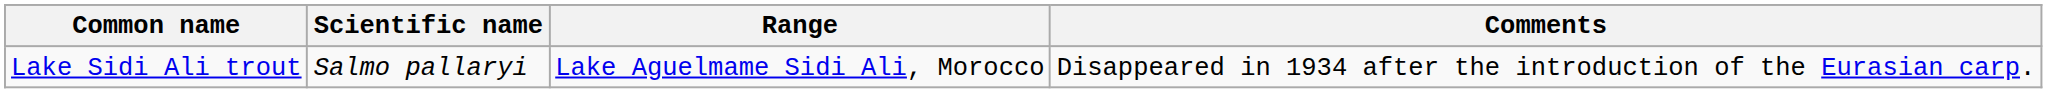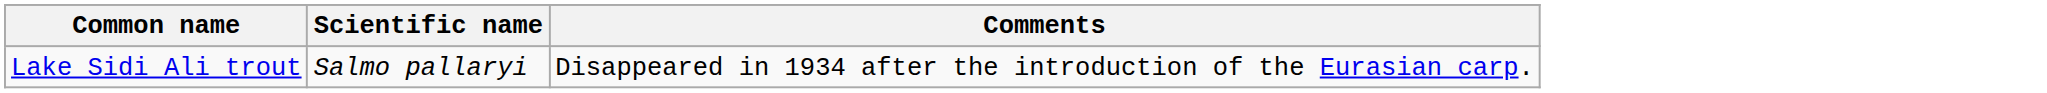- column: (800, 26)
